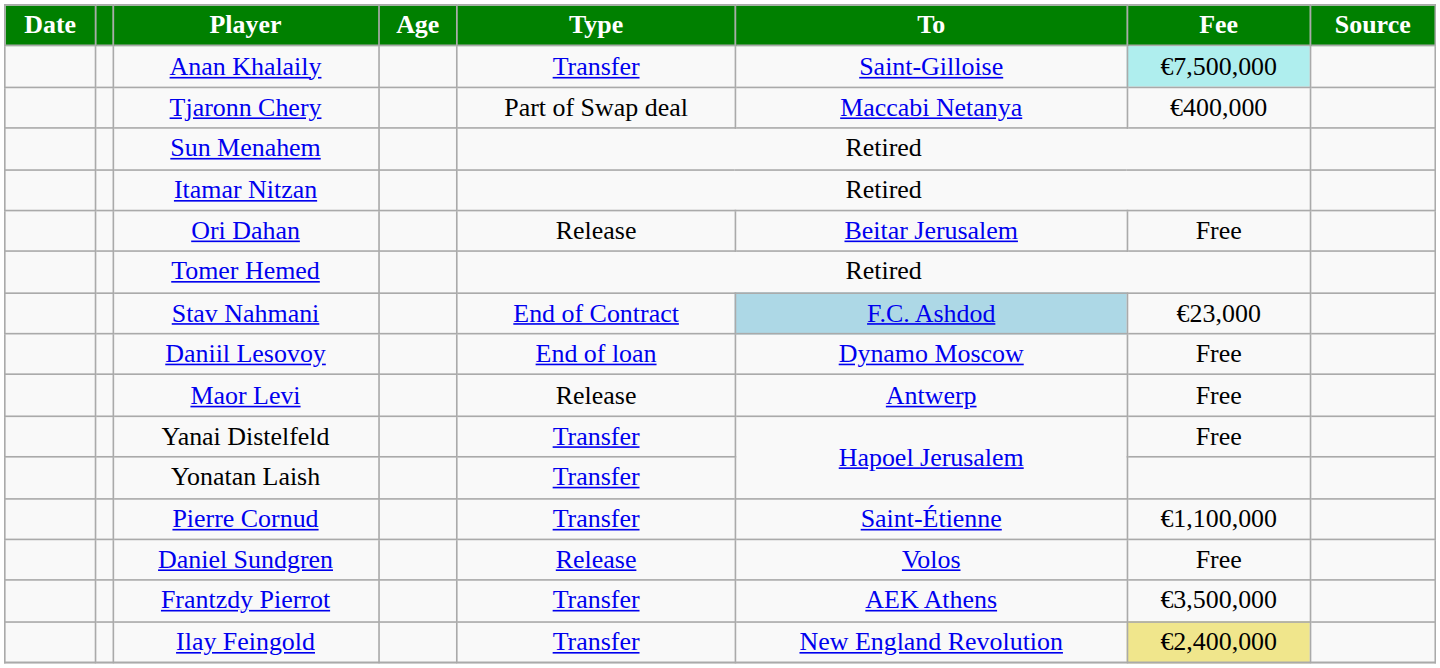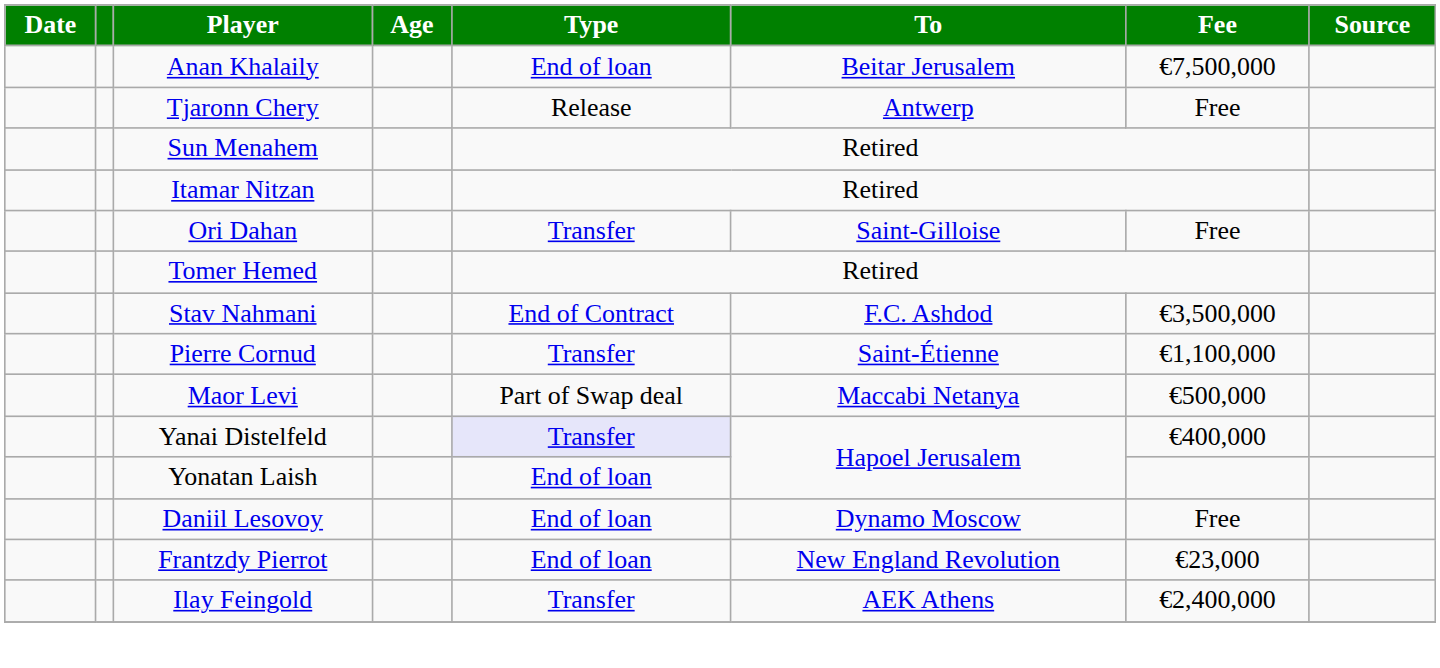(596, 66) Transfer -> (591, 66) End of loan
(931, 66) Saint-Gilloise -> (928, 66) Beitar Jerusalem
(1219, 66) paleturquoise background -> (1217, 66) no background
(596, 107) Part of Swap deal -> (591, 107) Release
(931, 107) Maccabi Netanya -> (928, 107) Antwerp
(1219, 107) €400,000 -> (1217, 107) Free
(596, 230) Release -> (591, 230) Transfer
(931, 230) Beitar Jerusalem -> (928, 230) Saint-Gilloise
(931, 312) lightblue background -> (928, 312) no background
(1219, 312) €23,000 -> (1217, 312) €3,500,000
rows swapped: (246, 353) <-> (246, 518)
(596, 395) Release -> (591, 395) Part of Swap deal
(931, 395) Antwerp -> (928, 395) Maccabi Netanya
(1219, 395) Free -> (1217, 395) €500,000
(596, 436) no background -> (591, 436) lavender background
(1219, 436) Free -> (1217, 436) €400,000
(596, 477) Transfer -> (591, 477) End of loan
- row: (246, 559)
(596, 600) Transfer -> (591, 559) End of loan
(931, 600) AEK Athens -> (928, 559) New England Revolution
(1219, 600) €3,500,000 -> (1217, 559) €23,000
(931, 641) New England Revolution -> (928, 600) AEK Athens
(1219, 641) khaki background -> (1217, 600) no background
